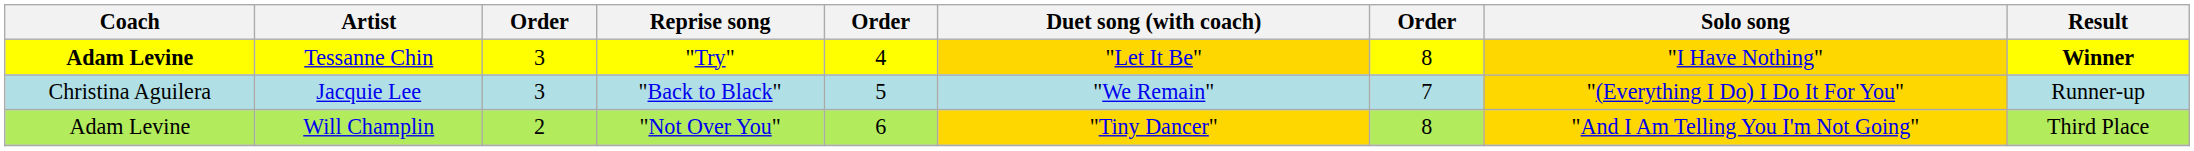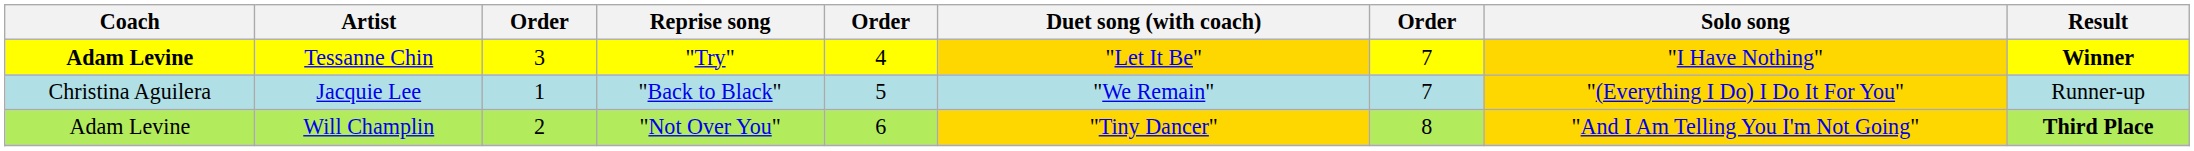(1427, 57) 8 -> (1427, 57) 7
(539, 92) 3 -> (539, 92) 1
(2098, 127) normal -> (2098, 127) bold
